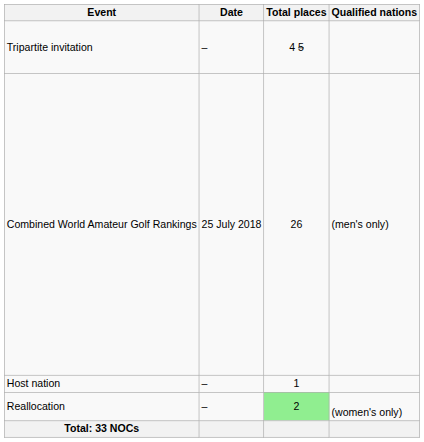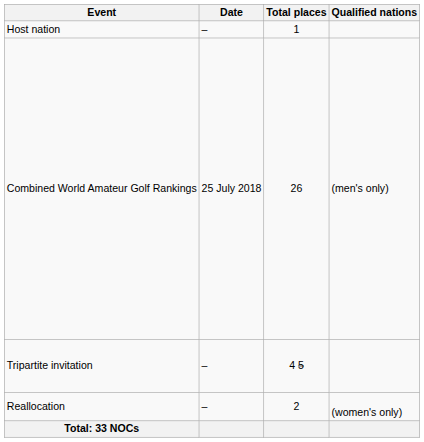rows swapped: (33, 383) <-> (50, 47)
(296, 406) lightgreen background -> (296, 406) no background
